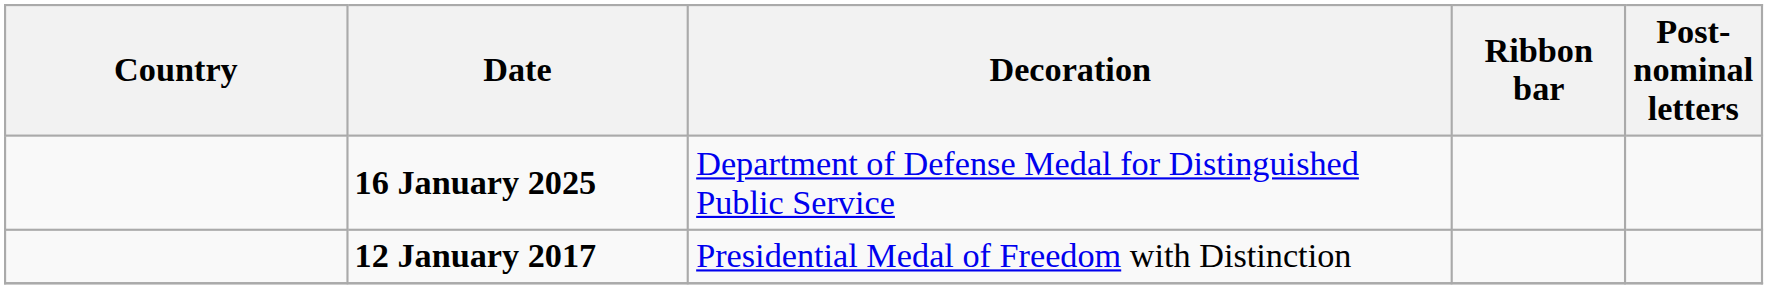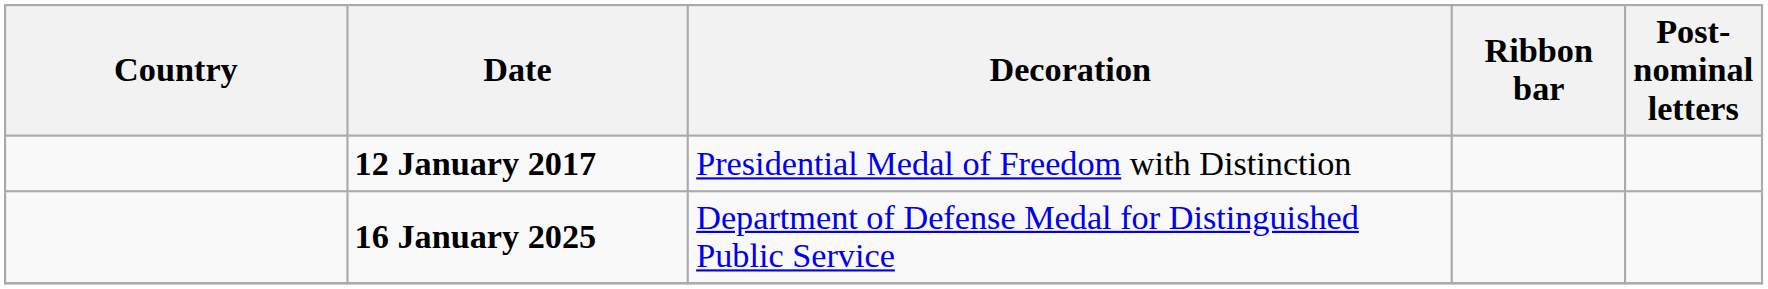rows swapped: (475, 255) <-> (475, 182)
